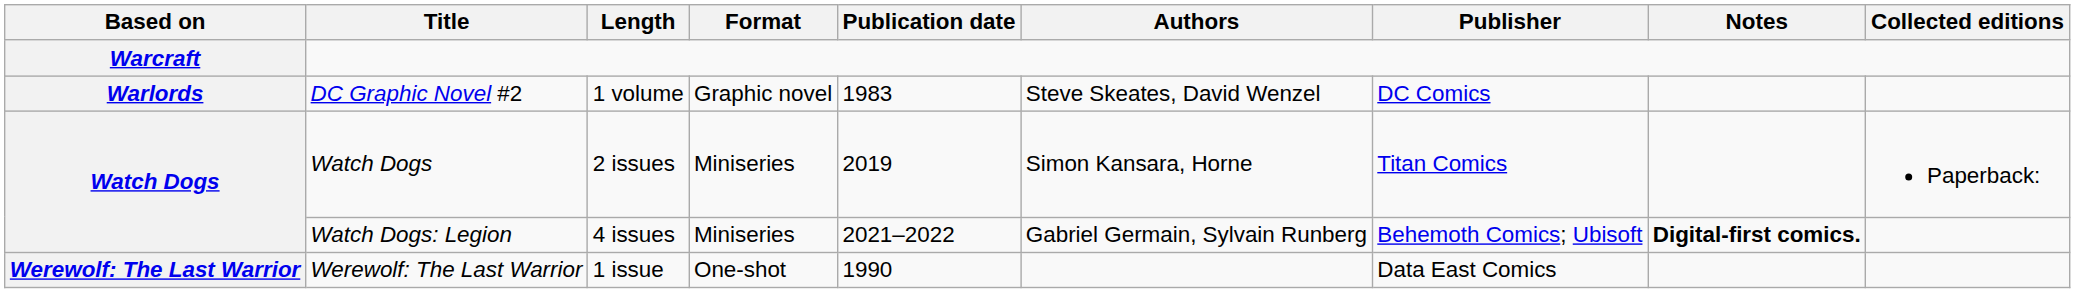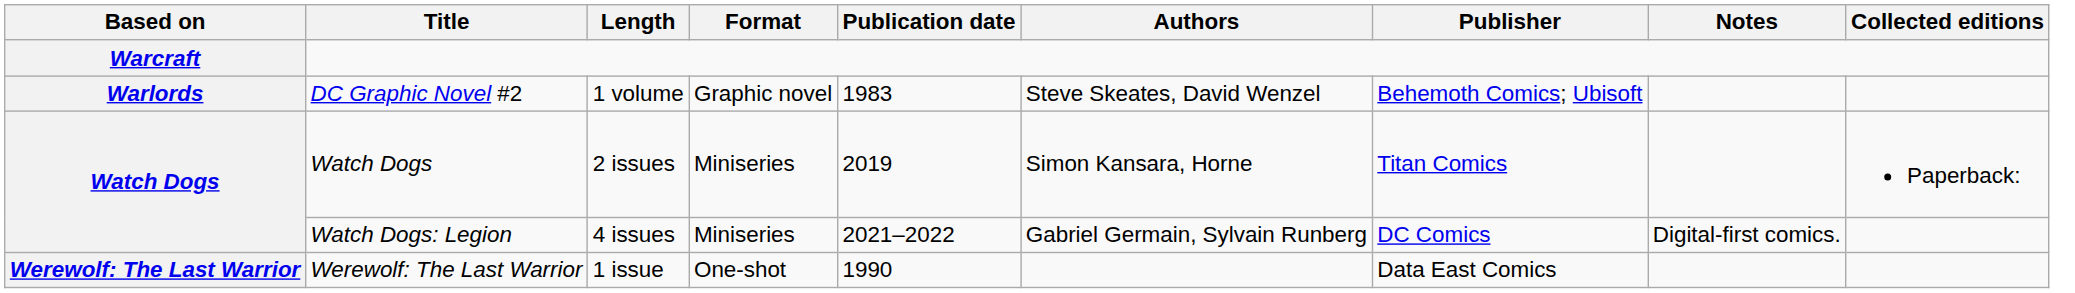(1434, 93) DC Comics -> (1510, 93) Behemoth Comics; Ubisoft
(1510, 234) Behemoth Comics; Ubisoft -> (1434, 234) DC Comics
(1757, 234) bold -> (1747, 234) normal
